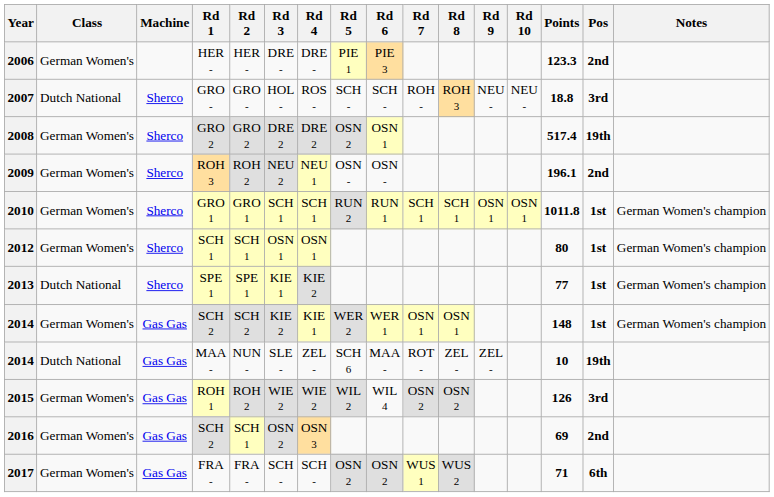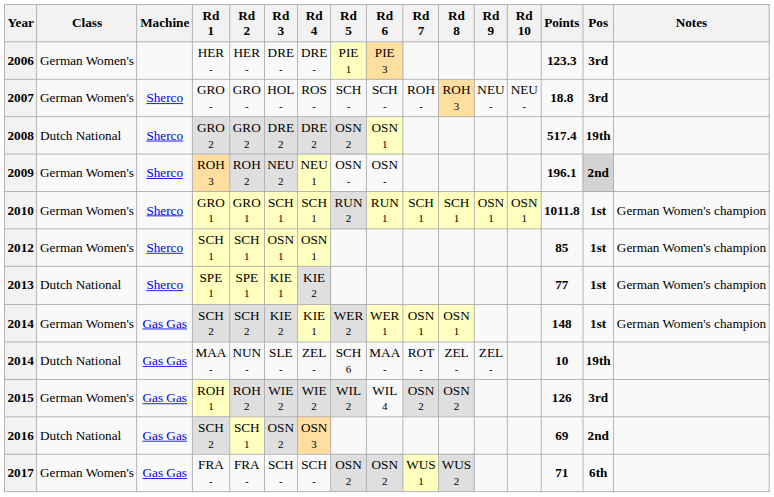(598, 60) 2nd -> (598, 60) 3rd
(81, 98) Dutch National -> (87, 98) German Women's
(87, 135) German Women's -> (81, 135) Dutch National
(598, 173) no background -> (598, 173) lightgrey background
(562, 248) 80 -> (562, 248) 85
(87, 435) German Women's -> (81, 435) Dutch National
